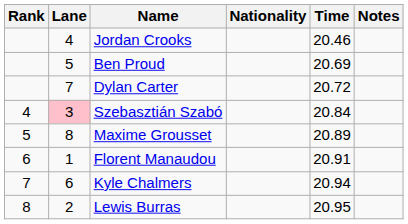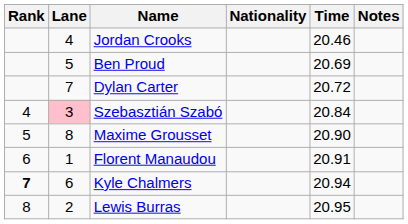(332, 135) 20.89 -> (332, 135) 20.90
(26, 183) normal -> (26, 183) bold
